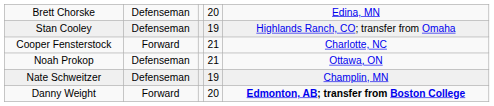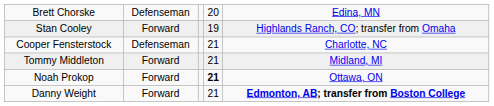(161, 28) Defenseman -> (161, 28) Forward
(161, 45) Forward -> (161, 45) Defenseman
+ row: (64, 61)
(161, 61) Defenseman -> (161, 77) Forward
(213, 61) normal -> (213, 77) bold
- row: (64, 77)
(213, 93) 20 -> (213, 93) 21
